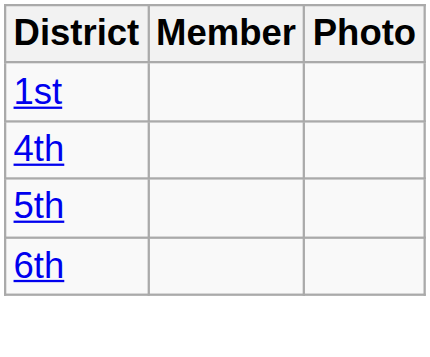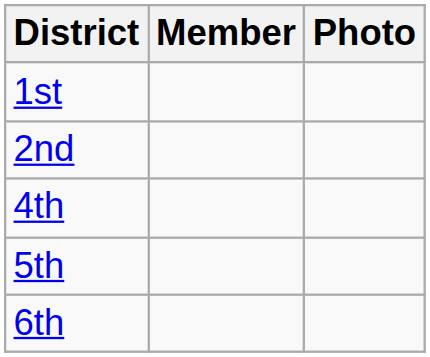+ row: (44, 149)
